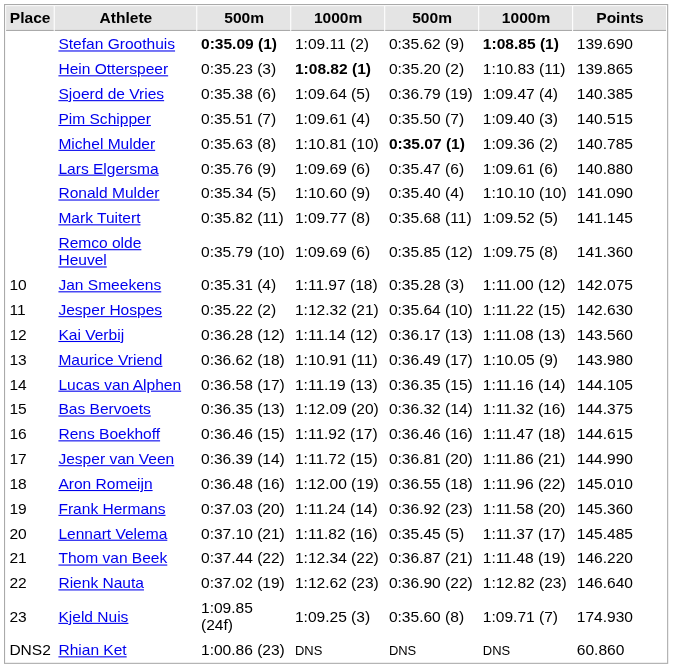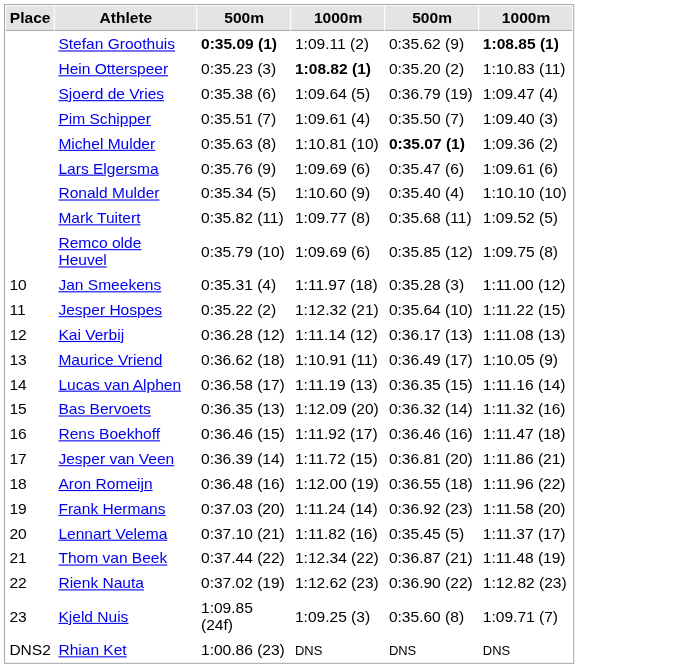- column: (620, 18)
